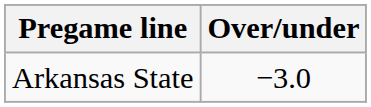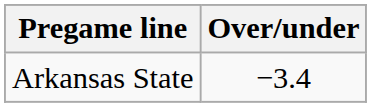(283, 76) −3.0 -> (283, 76) −3.4
